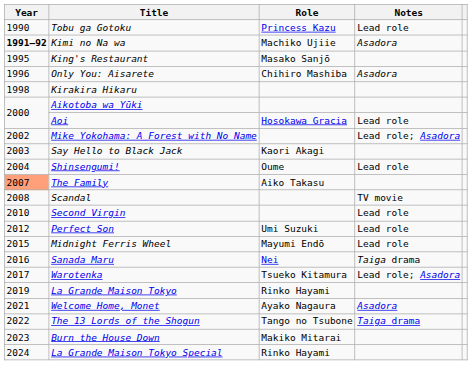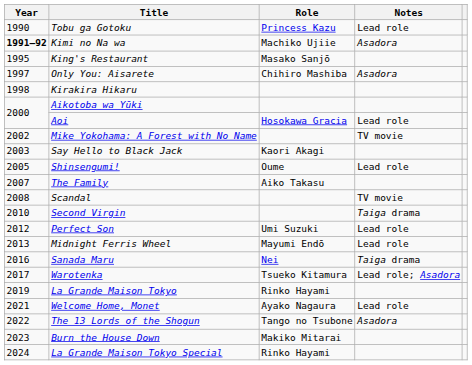(18, 74) 1996 -> (18, 74) 1997
(409, 136) Lead role; Asadora -> (380, 136) TV movie
(18, 167) 2004 -> (18, 167) 2005
(18, 182) lightsalmon background -> (18, 182) no background
(383, 213) Lead role -> (389, 213) Taiga drama
(18, 244) 2015 -> (18, 244) 2013
(377, 306) Asadora -> (383, 306) Lead role
(389, 321) Taiga drama -> (377, 321) Asadora
